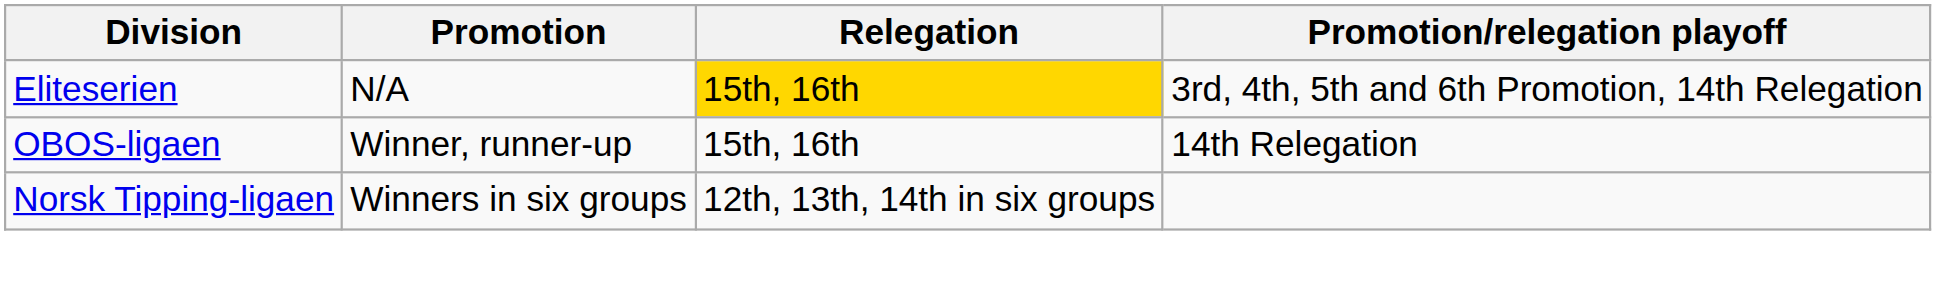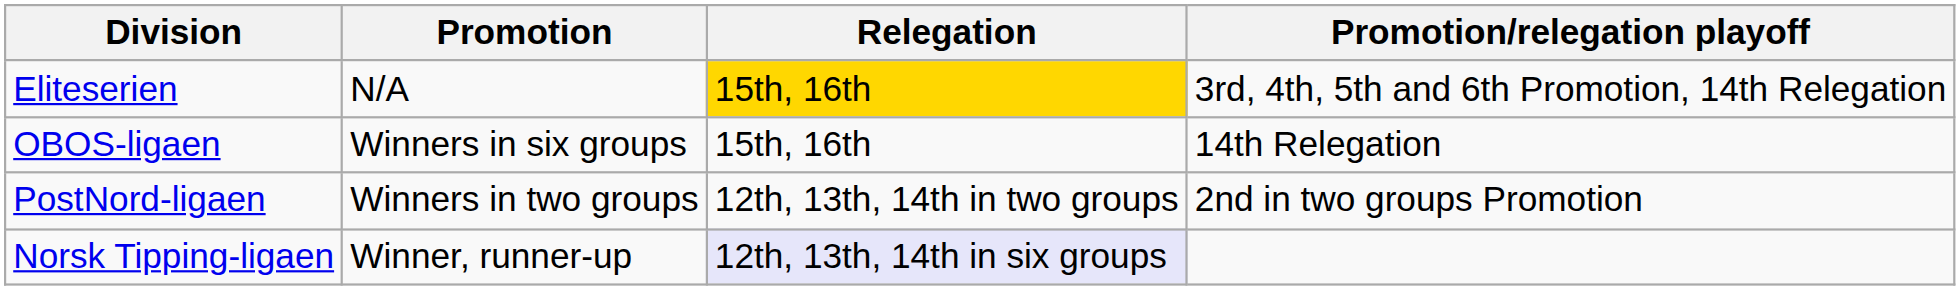(491, 144) Winner, runner-up -> (519, 144) Winners in six groups
+ row: (139, 199)
(519, 199) Winners in six groups -> (491, 255) Winner, runner-up
(929, 199) no background -> (941, 255) lavender background
